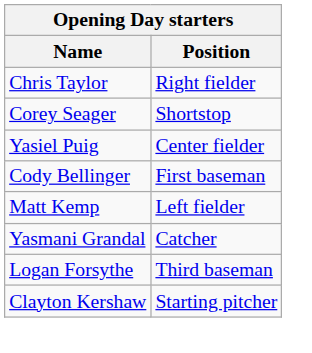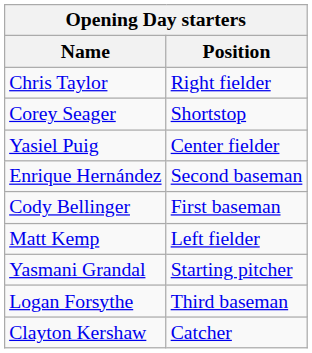+ row: (85, 176)
(186, 238) Catcher -> (232, 269) Starting pitcher
(216, 301) Starting pitcher -> (201, 332) Catcher
